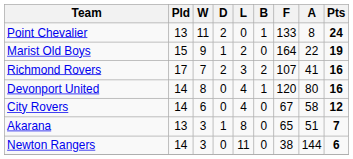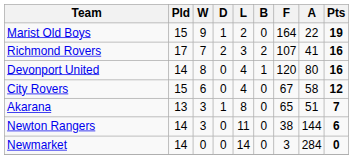- row: (47, 32)
(181, 107) 14 -> (181, 88) 15
+ row: (37, 145)
